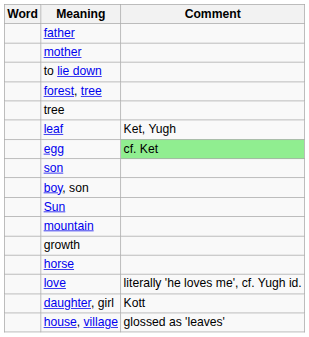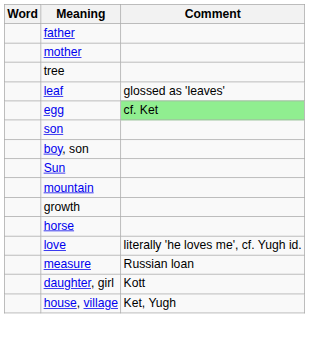- row: (73, 71)
- row: (73, 91)
(150, 129) Ket, Yugh -> (174, 91) glossed as 'leaves'
+ row: (67, 264)
(174, 322) glossed as 'leaves' -> (150, 303) Ket, Yugh
